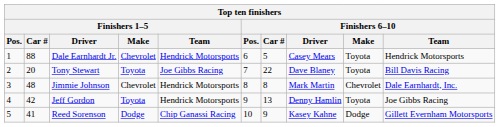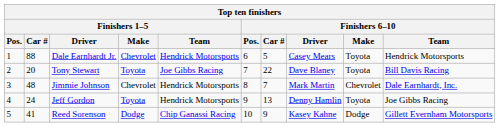(265, 85) 8 -> (265, 85) 7
(31, 100) 42 -> (31, 100) 24
